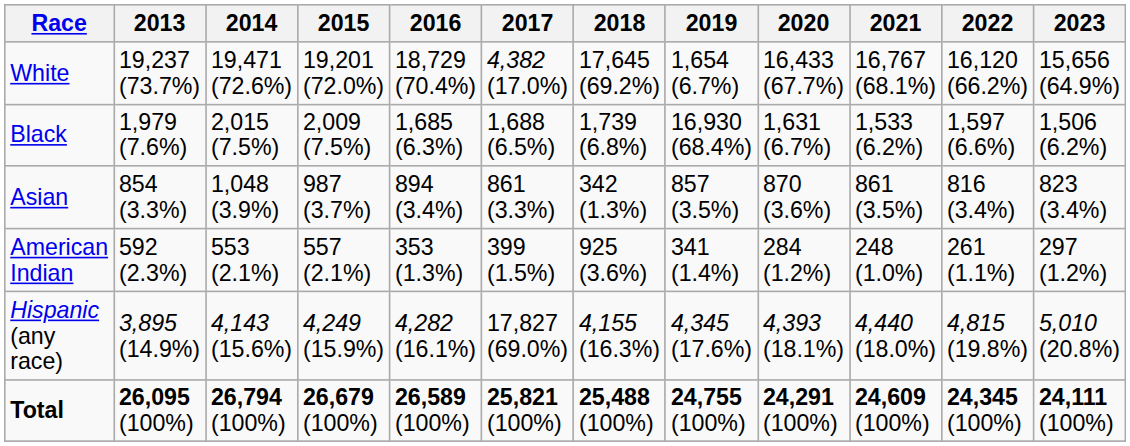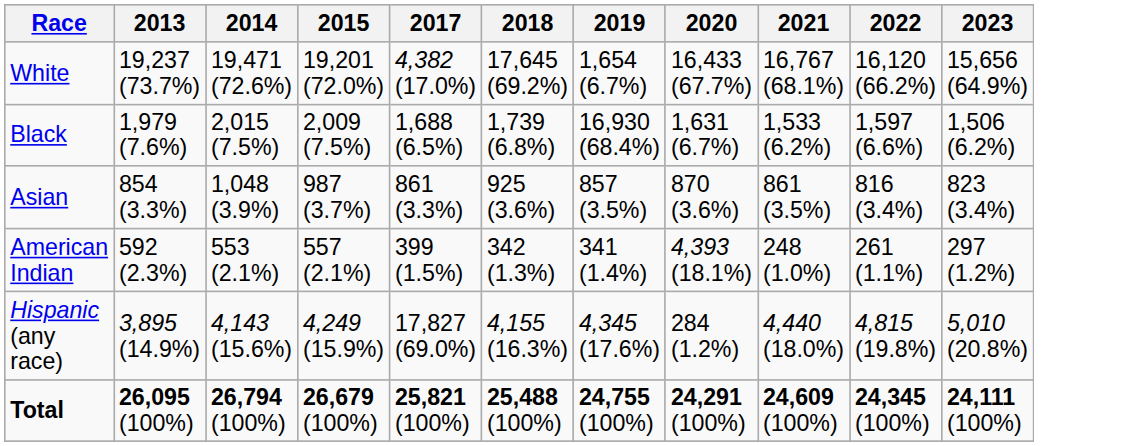- column: (436, 24)
(613, 198) 342 (1.3%) -> (521, 198) 925 (3.6%)
(613, 260) 925 (3.6%) -> (521, 260) 342 (1.3%)
(797, 260) 284 (1.2%) -> (712, 260) 4,393 (18.1%)
(804, 335) 4,393 (18.1%) -> (705, 335) 284 (1.2%)
